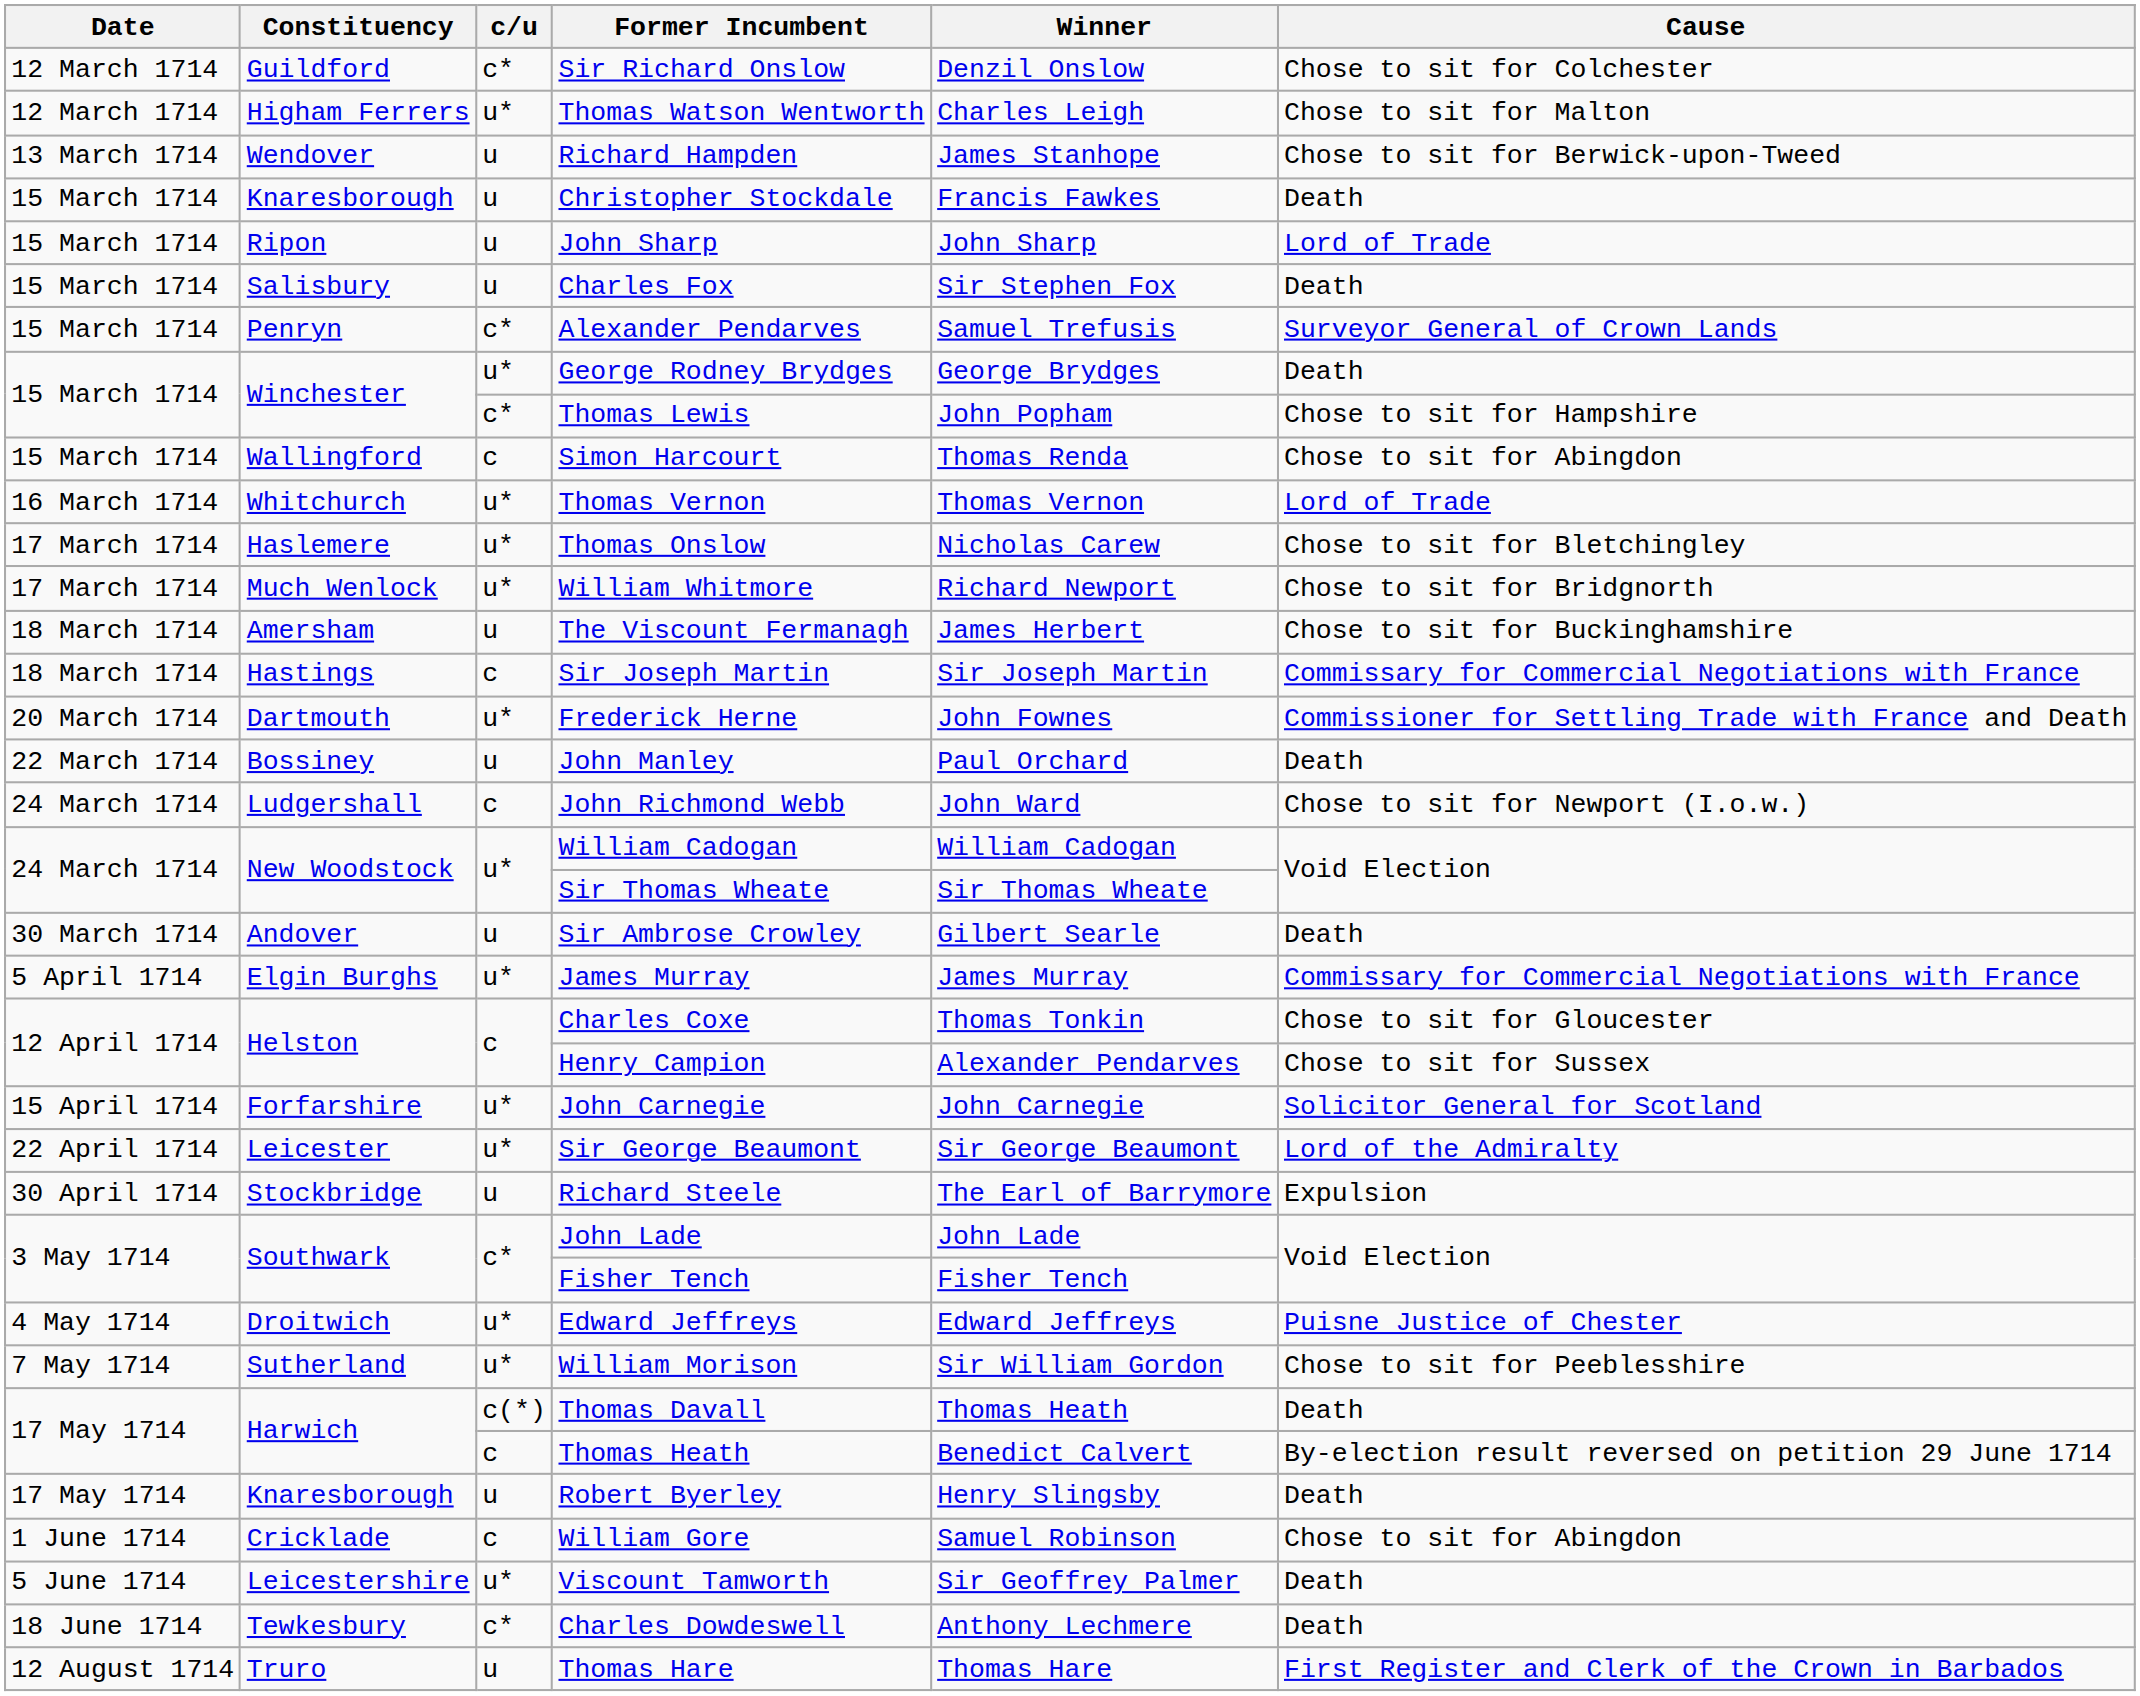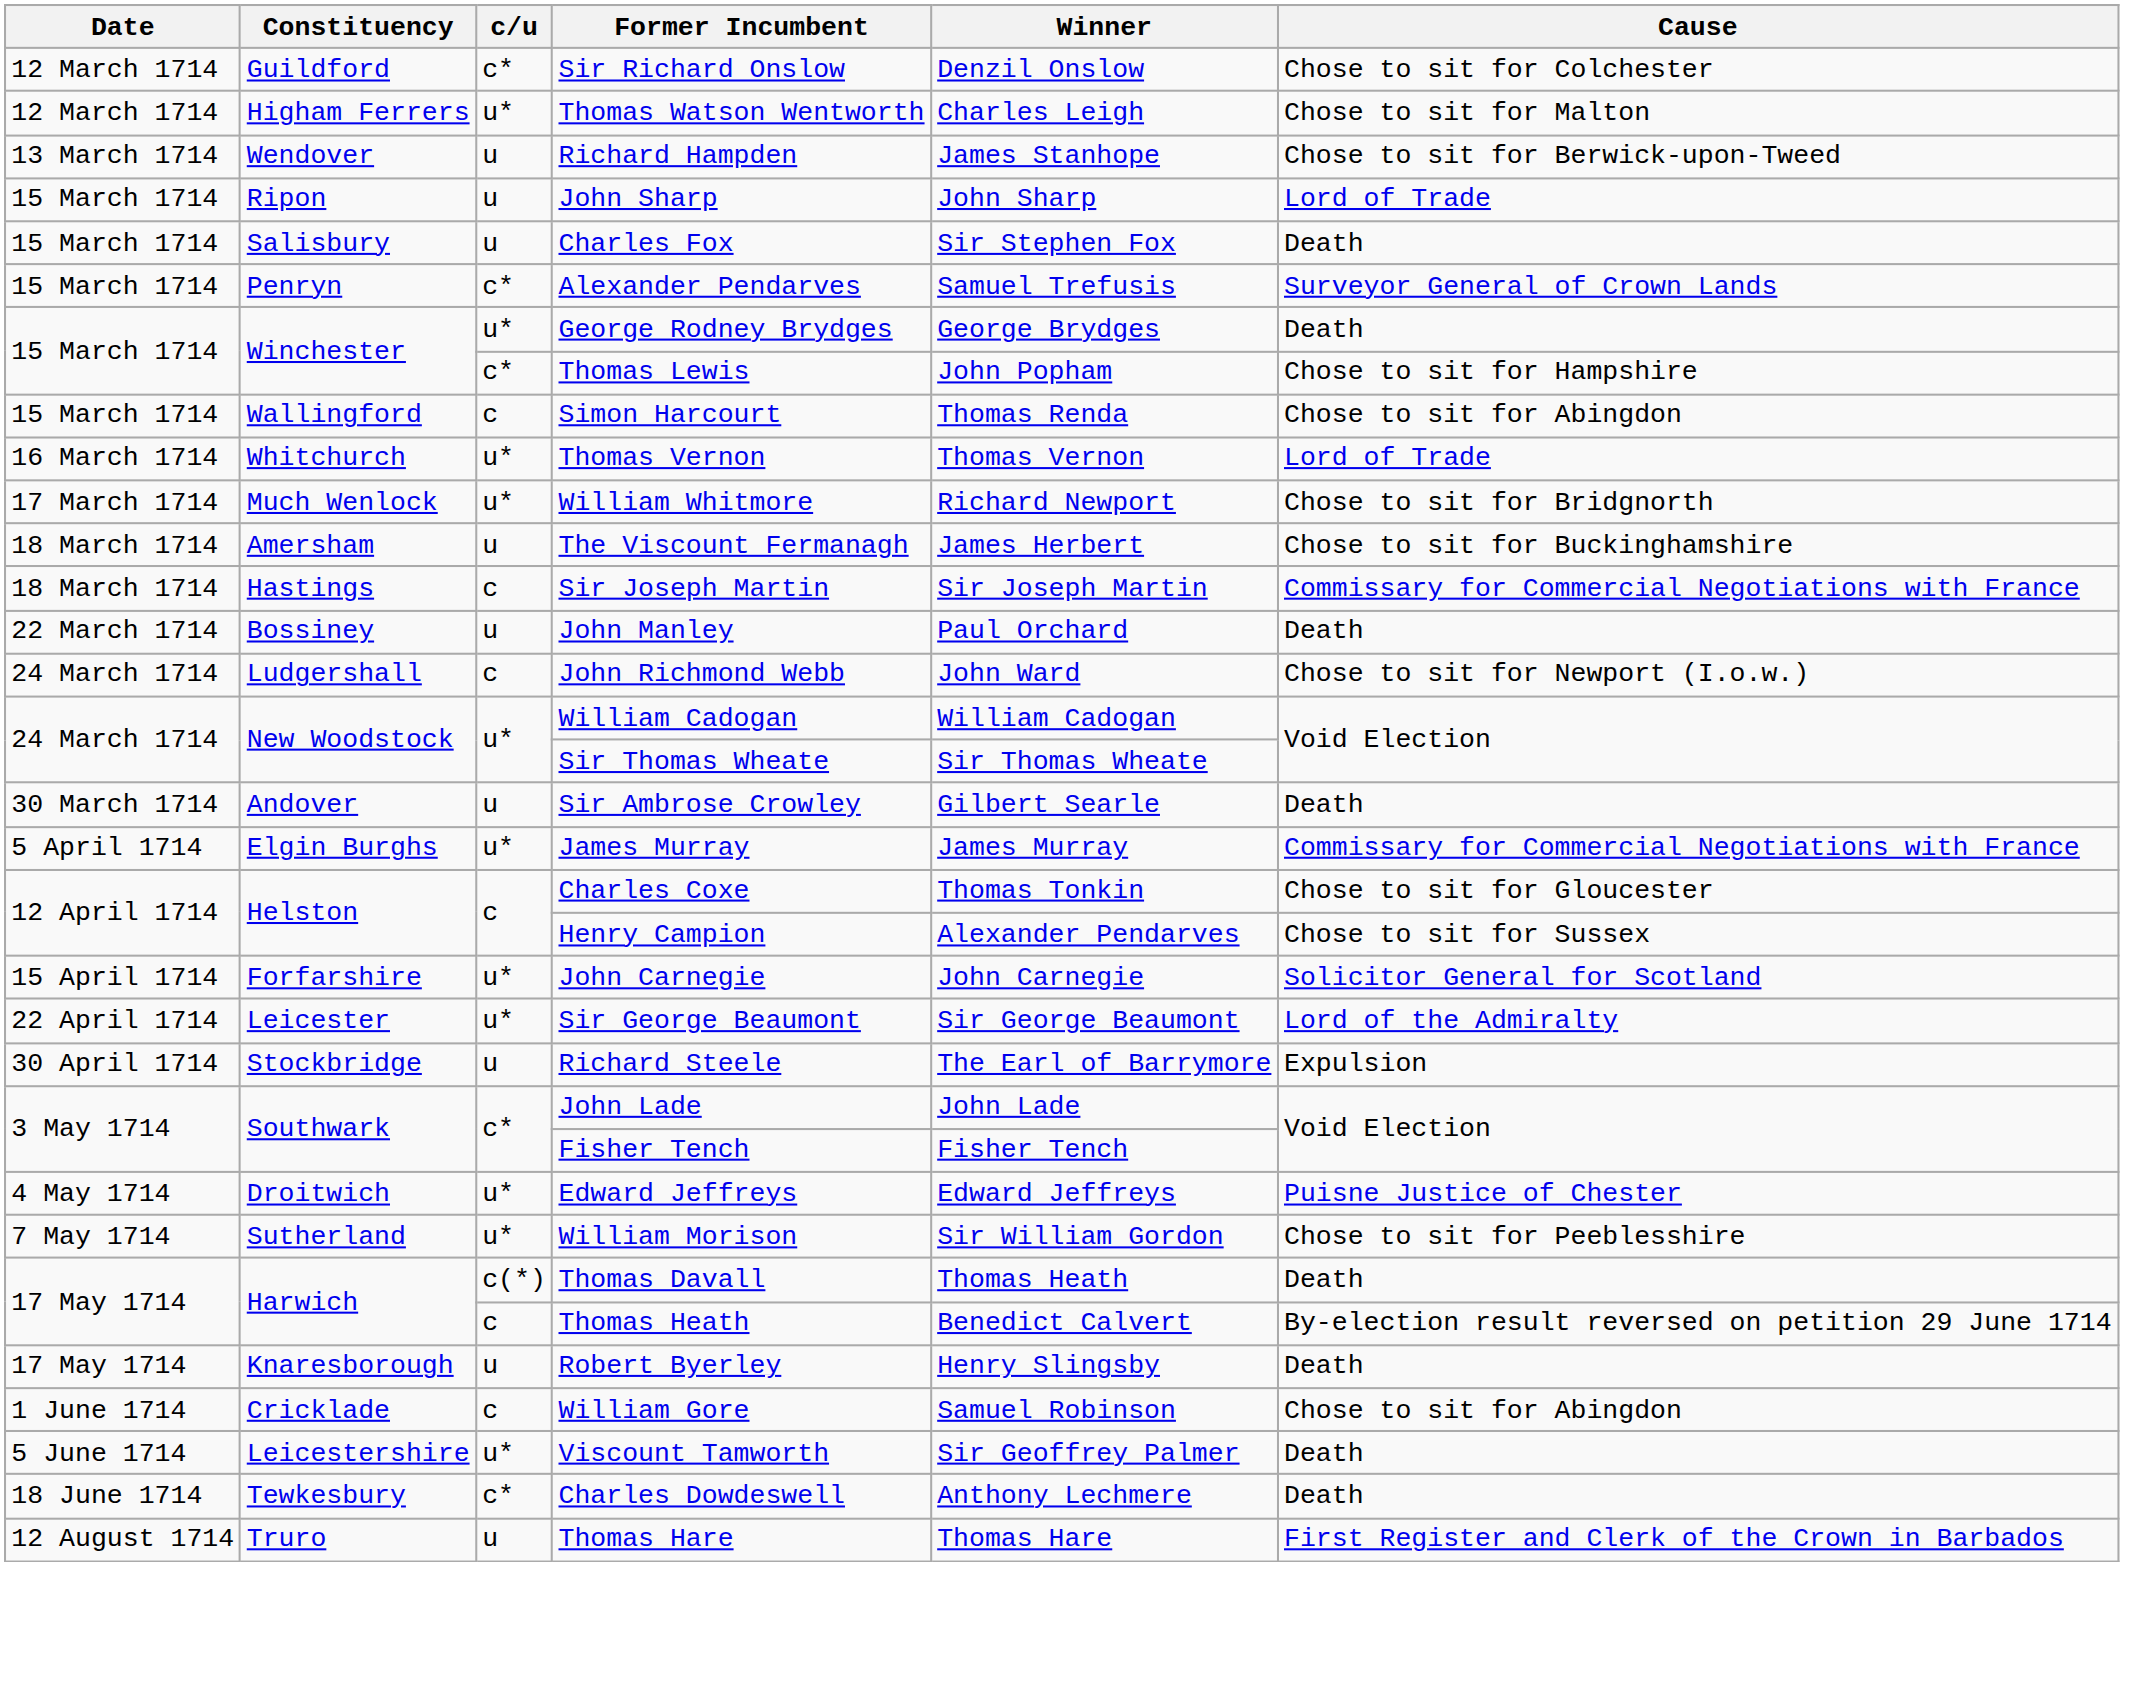- row: (726, 200)
- row: (662, 545)
- row: (678, 718)
